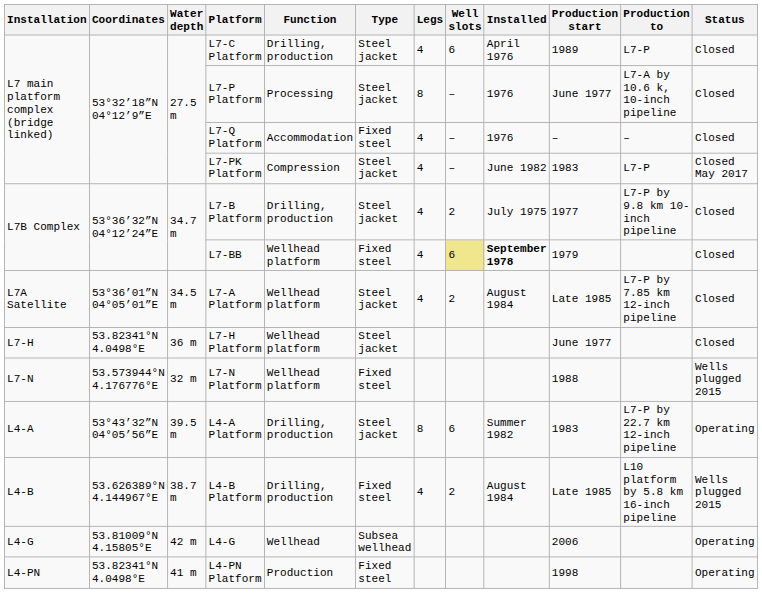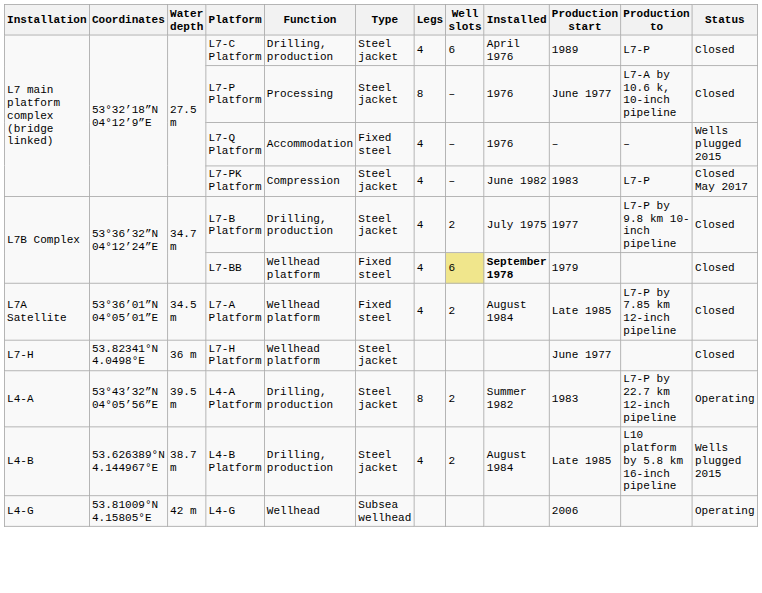(715, 138) Closed -> (718, 144) Wells plugged 2015
(378, 299) Steel jacket -> (375, 312) Fixed steel
- row: (235, 380)
(452, 429) 6 -> (452, 399) 2
(375, 492) Fixed steel -> (378, 461) Steel jacket
- row: (235, 573)
